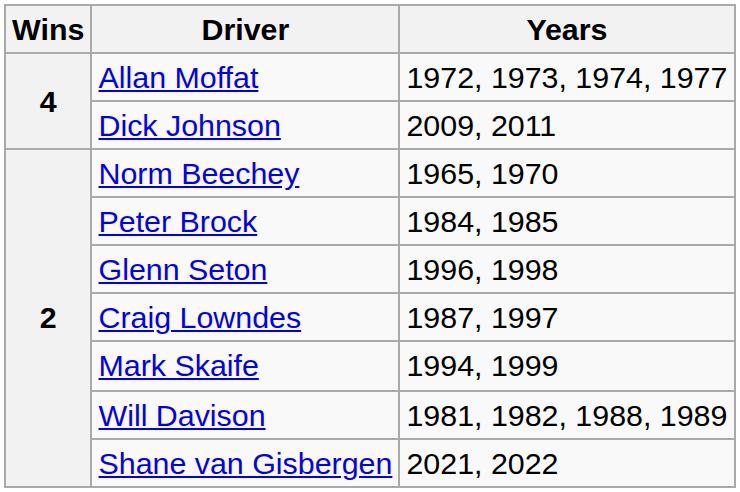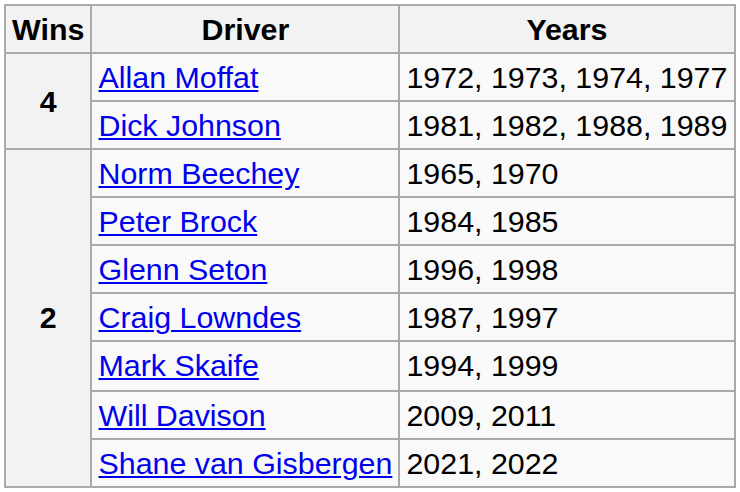(481, 126) 2009, 2011 -> (567, 126) 1981, 1982, 1988, 1989
(567, 414) 1981, 1982, 1988, 1989 -> (481, 414) 2009, 2011
